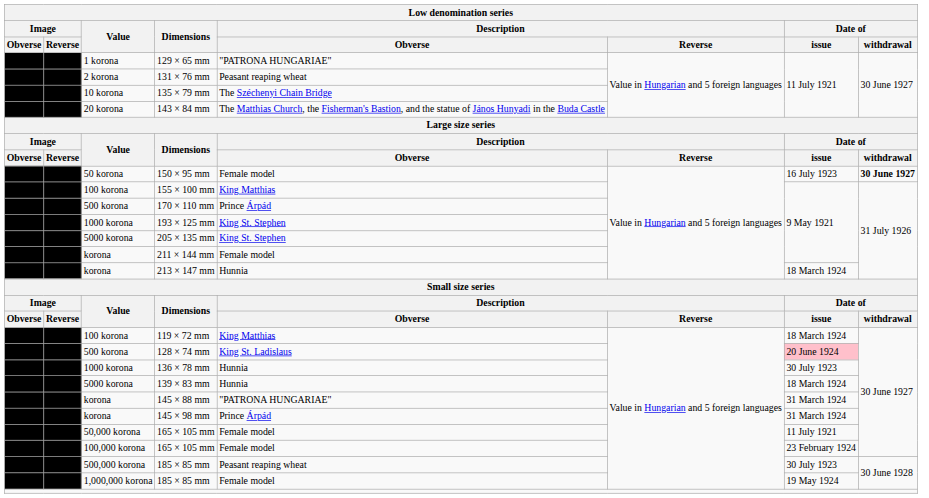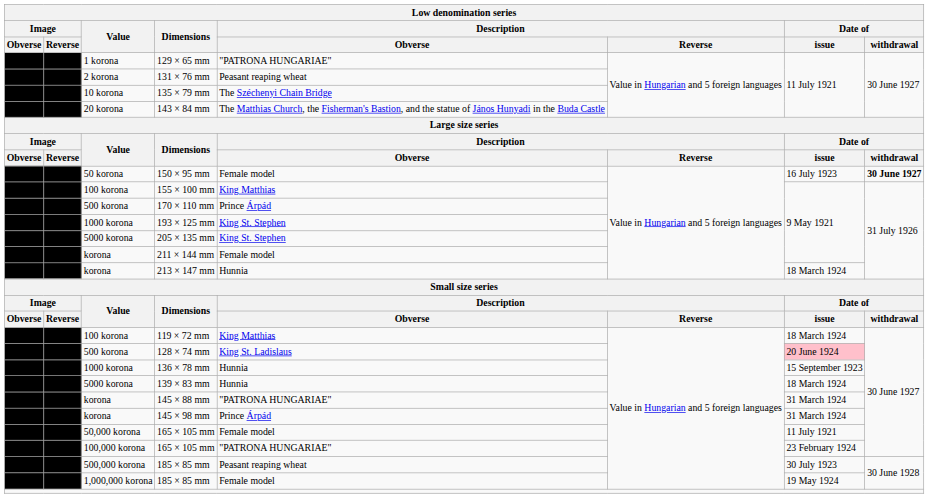(812, 368) 30 July 1923 -> (824, 368) 15 September 1923
(247, 449) Female model -> (275, 449) "PATRONA HUNGARIAE"
